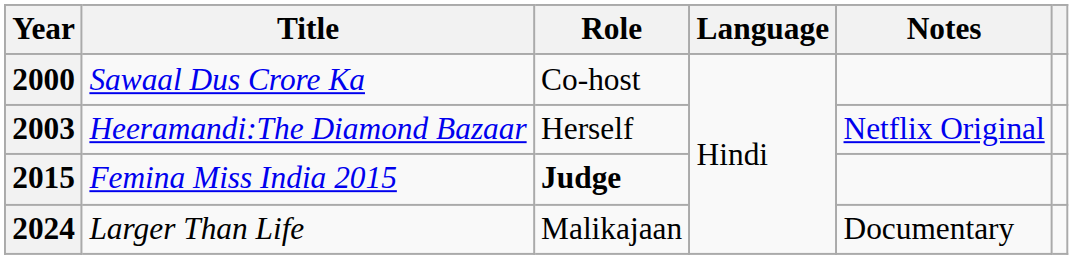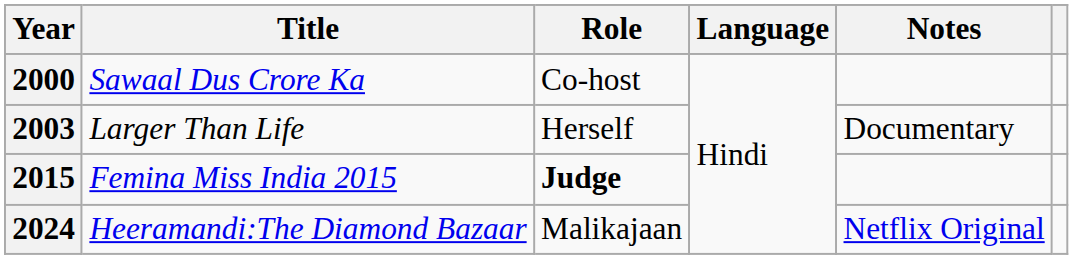(308, 128) Heeramandi:The Diamond Bazaar -> (197, 128) Larger Than Life
(944, 128) Netflix Original -> (929, 128) Documentary
(197, 228) Larger Than Life -> (308, 228) Heeramandi:The Diamond Bazaar
(929, 228) Documentary -> (944, 228) Netflix Original
